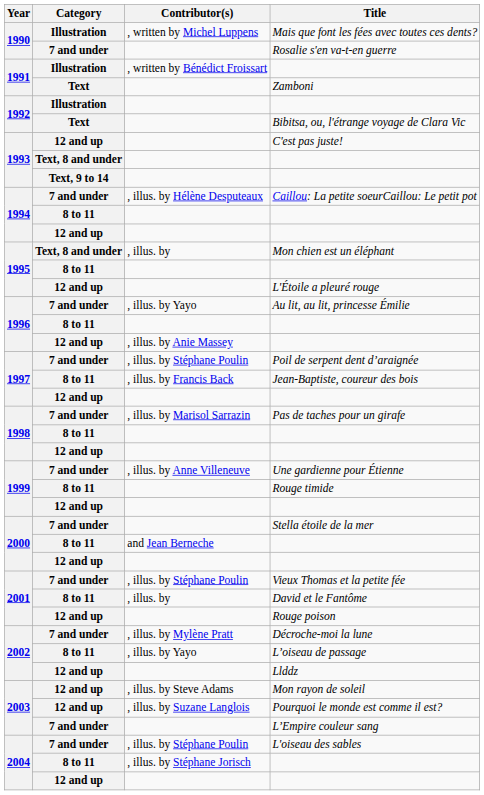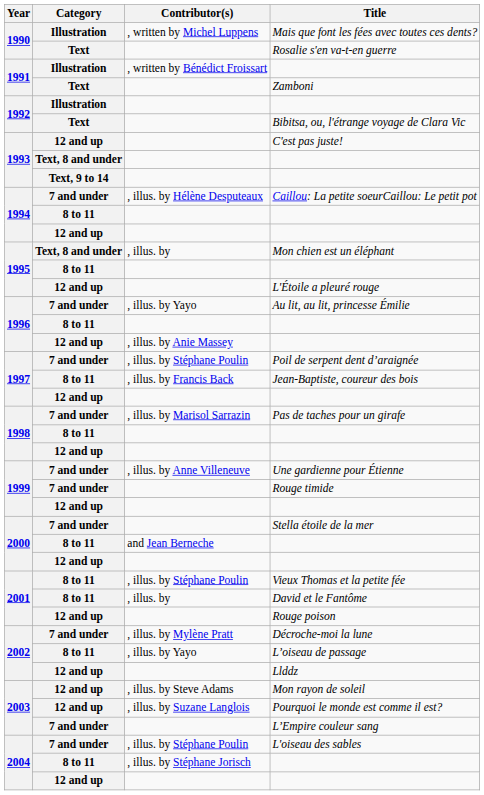(79, 50) 7 and under -> (79, 50) Text
(79, 488) 8 to 11 -> (79, 488) 7 and under
(79, 580) 7 and under -> (79, 580) 8 to 11
